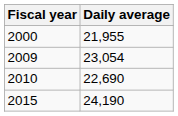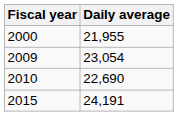(104, 100) 24,190 -> (104, 100) 24,191
